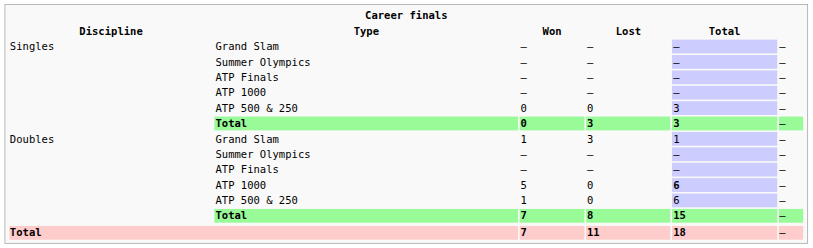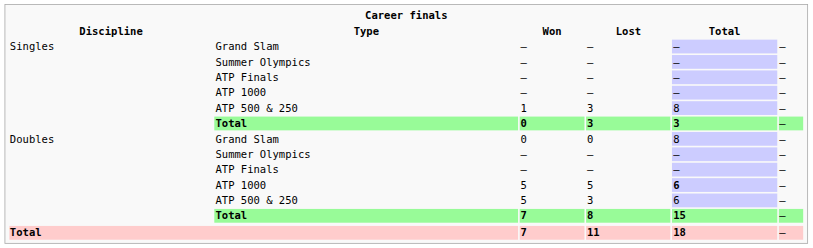(524, 108) 0 -> (524, 108) 1
(590, 108) 0 -> (590, 108) 3
(676, 108) 3 -> (676, 108) 8
(524, 139) 1 -> (524, 139) 0
(590, 139) 3 -> (590, 139) 0
(676, 139) 1 -> (676, 139) 8
(590, 185) 0 -> (590, 185) 5
(524, 200) 1 -> (524, 200) 5
(590, 200) 0 -> (590, 200) 3
